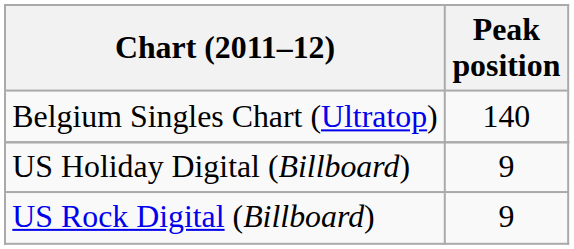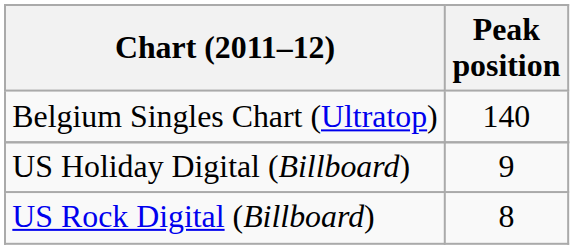(506, 217) 9 -> (506, 217) 8
